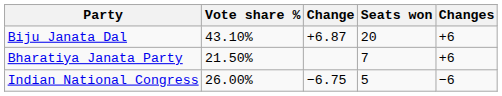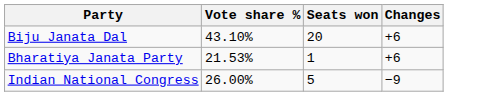- column: (331, 15)
(229, 59) 21.50% -> (229, 59) 21.53%
(365, 59) 7 -> (311, 59) 1
(447, 80) −6 -> (393, 80) −9
